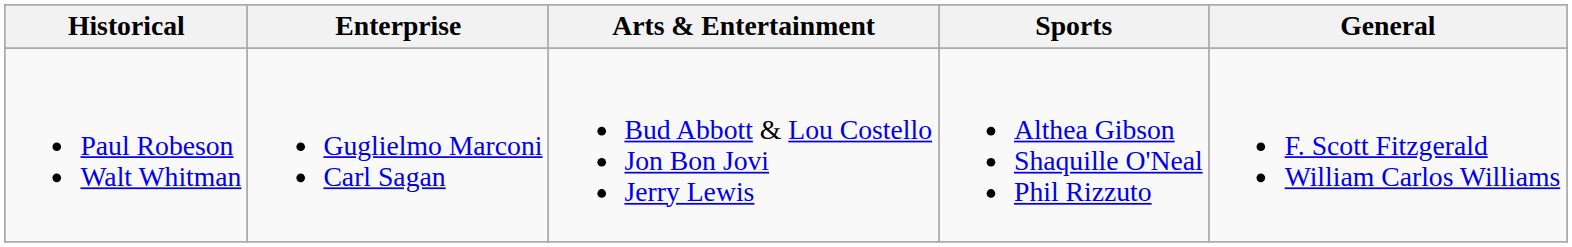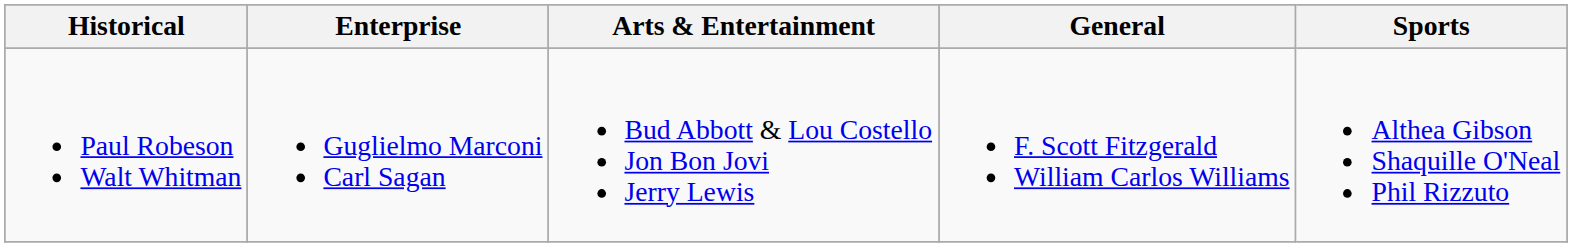columns swapped: (1074, 26) <-> (1388, 26)
